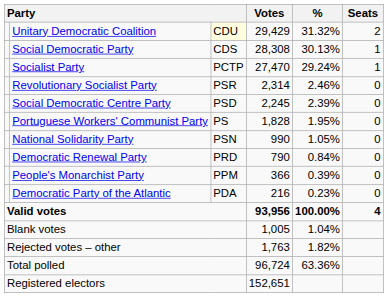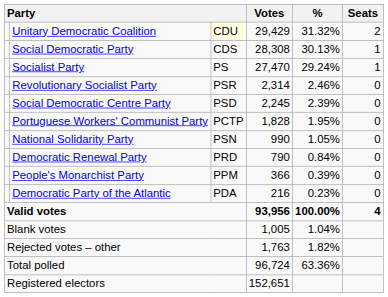(228, 67) PCTP -> (221, 67) PS
(221, 121) PS -> (228, 121) PCTP
